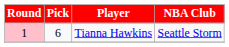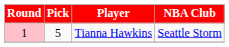(58, 32) 6 -> (58, 32) 5
